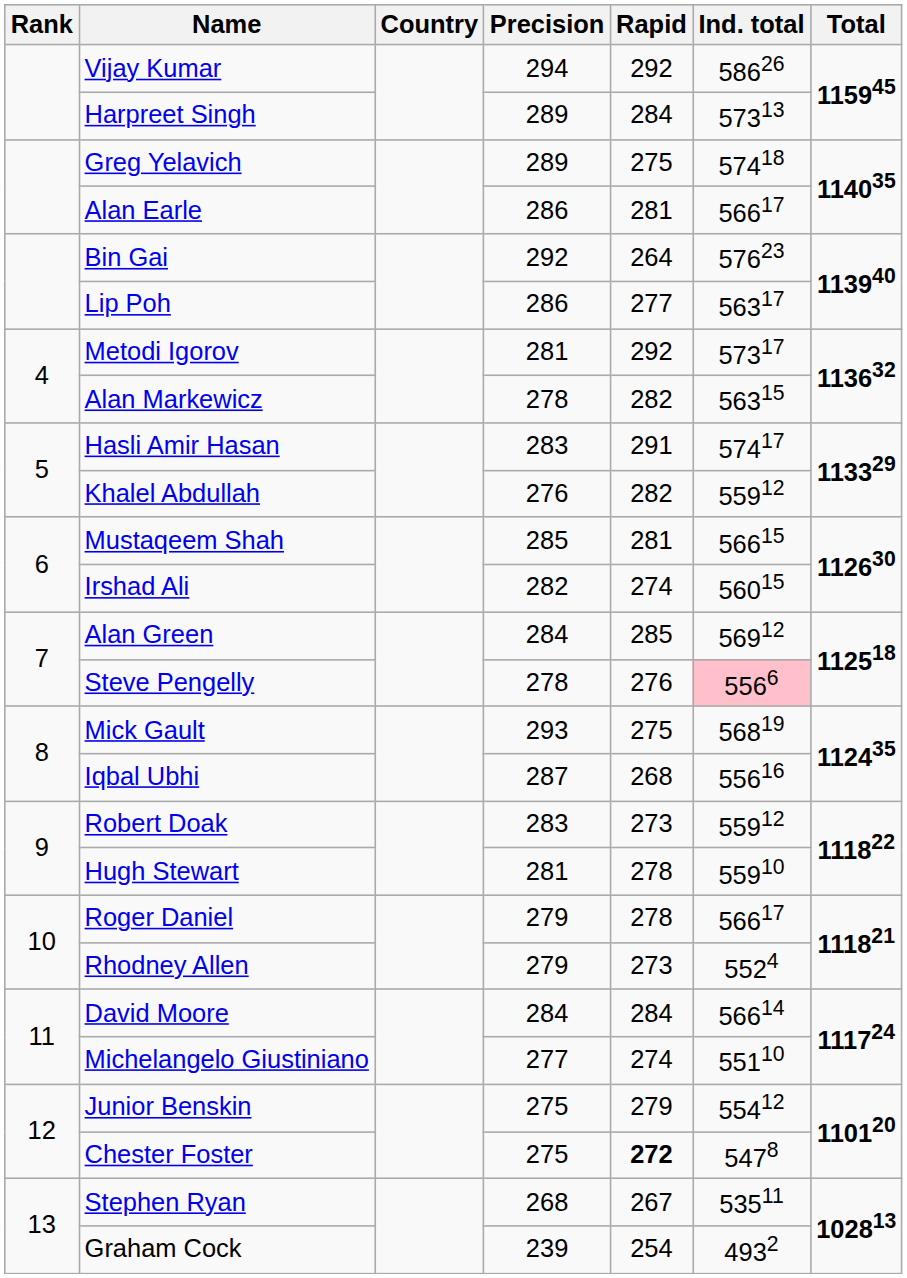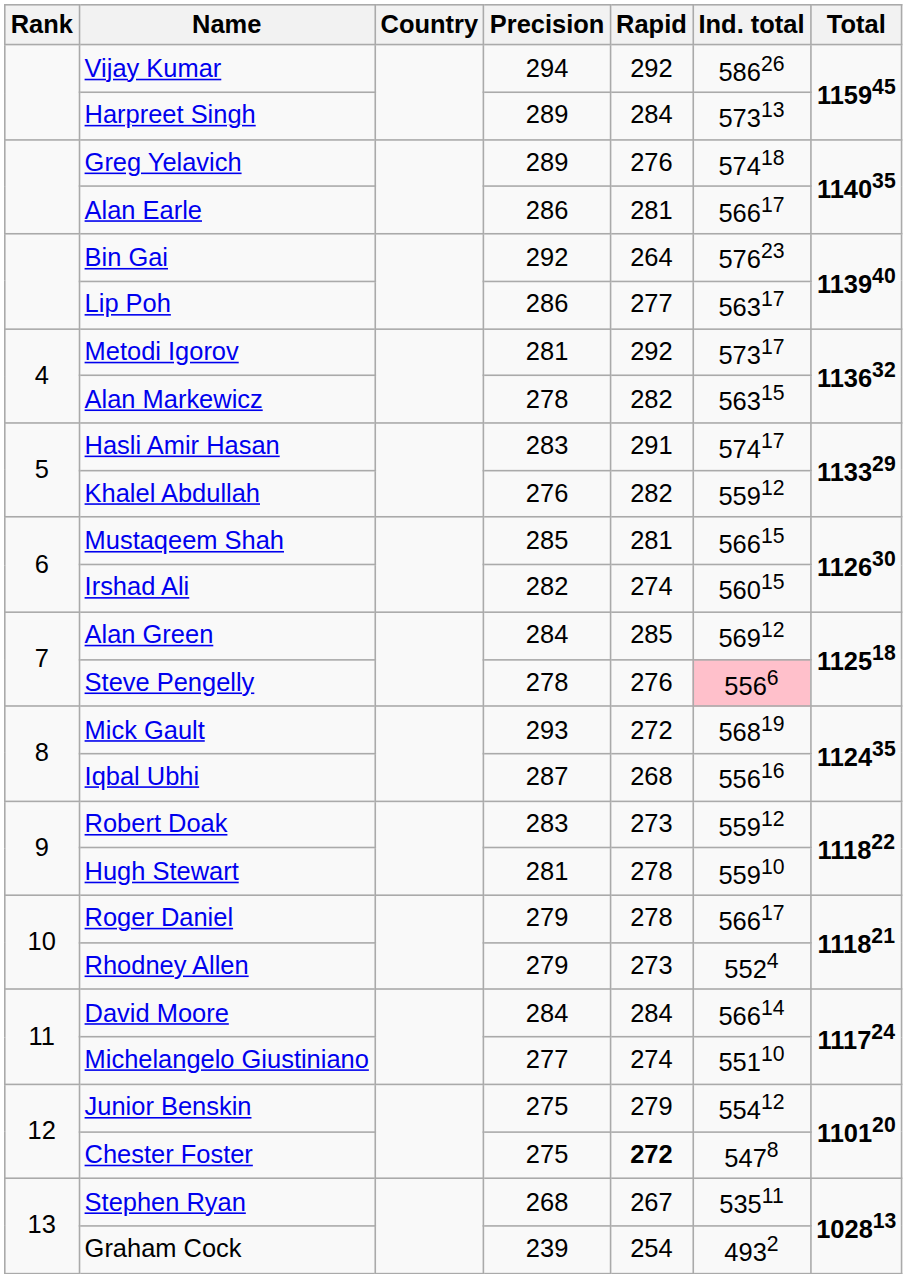(651, 162) 275 -> (651, 162) 276
(651, 729) 275 -> (651, 729) 272
